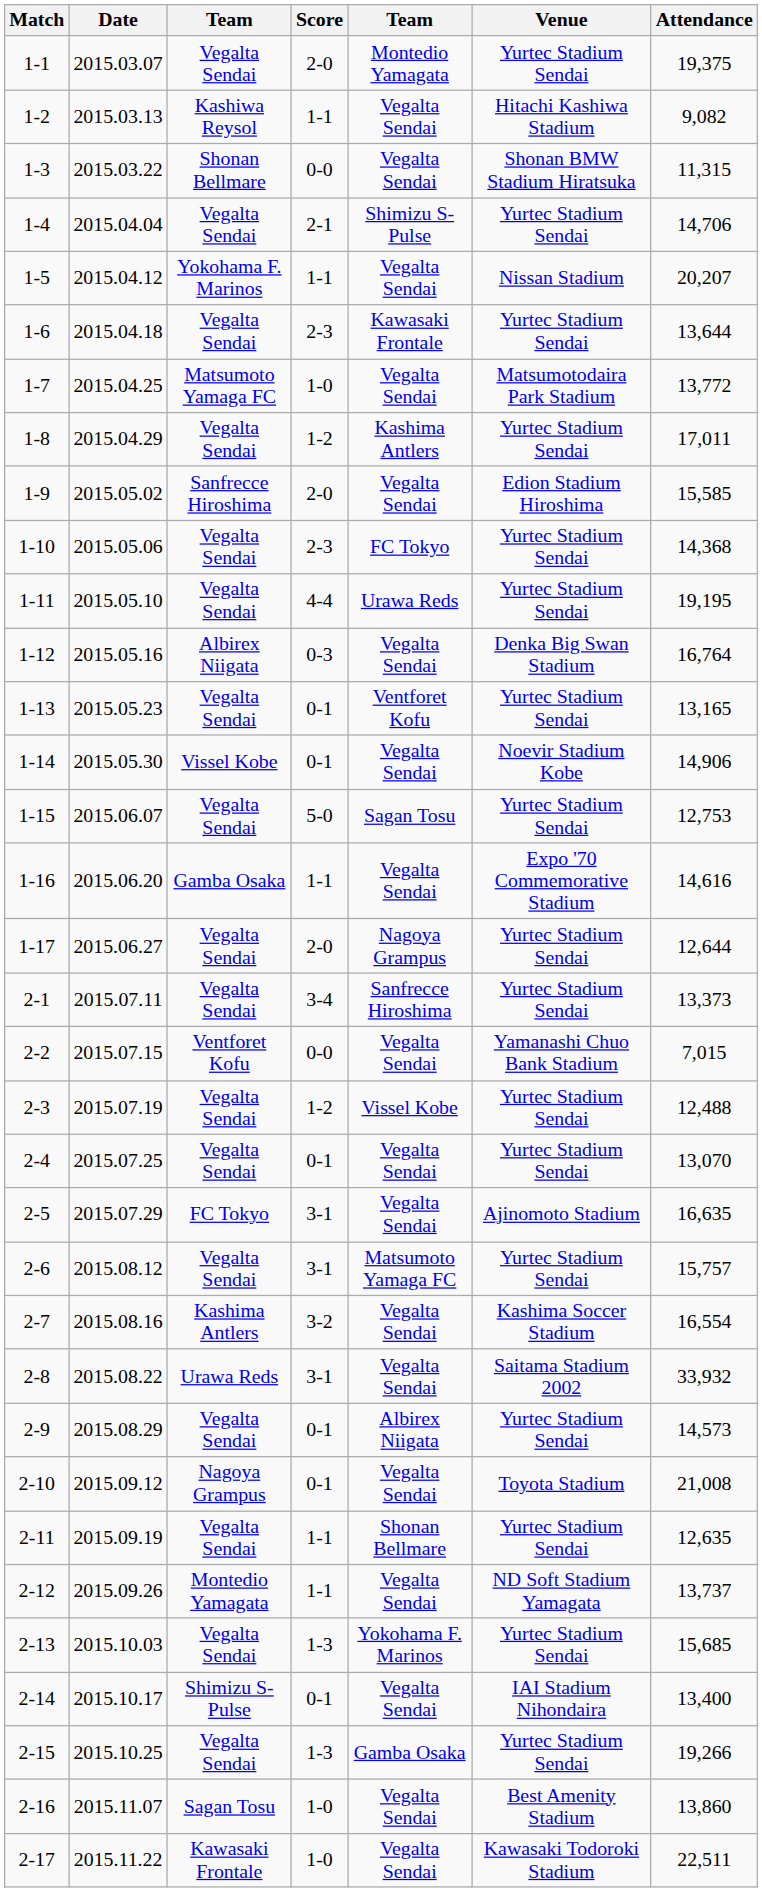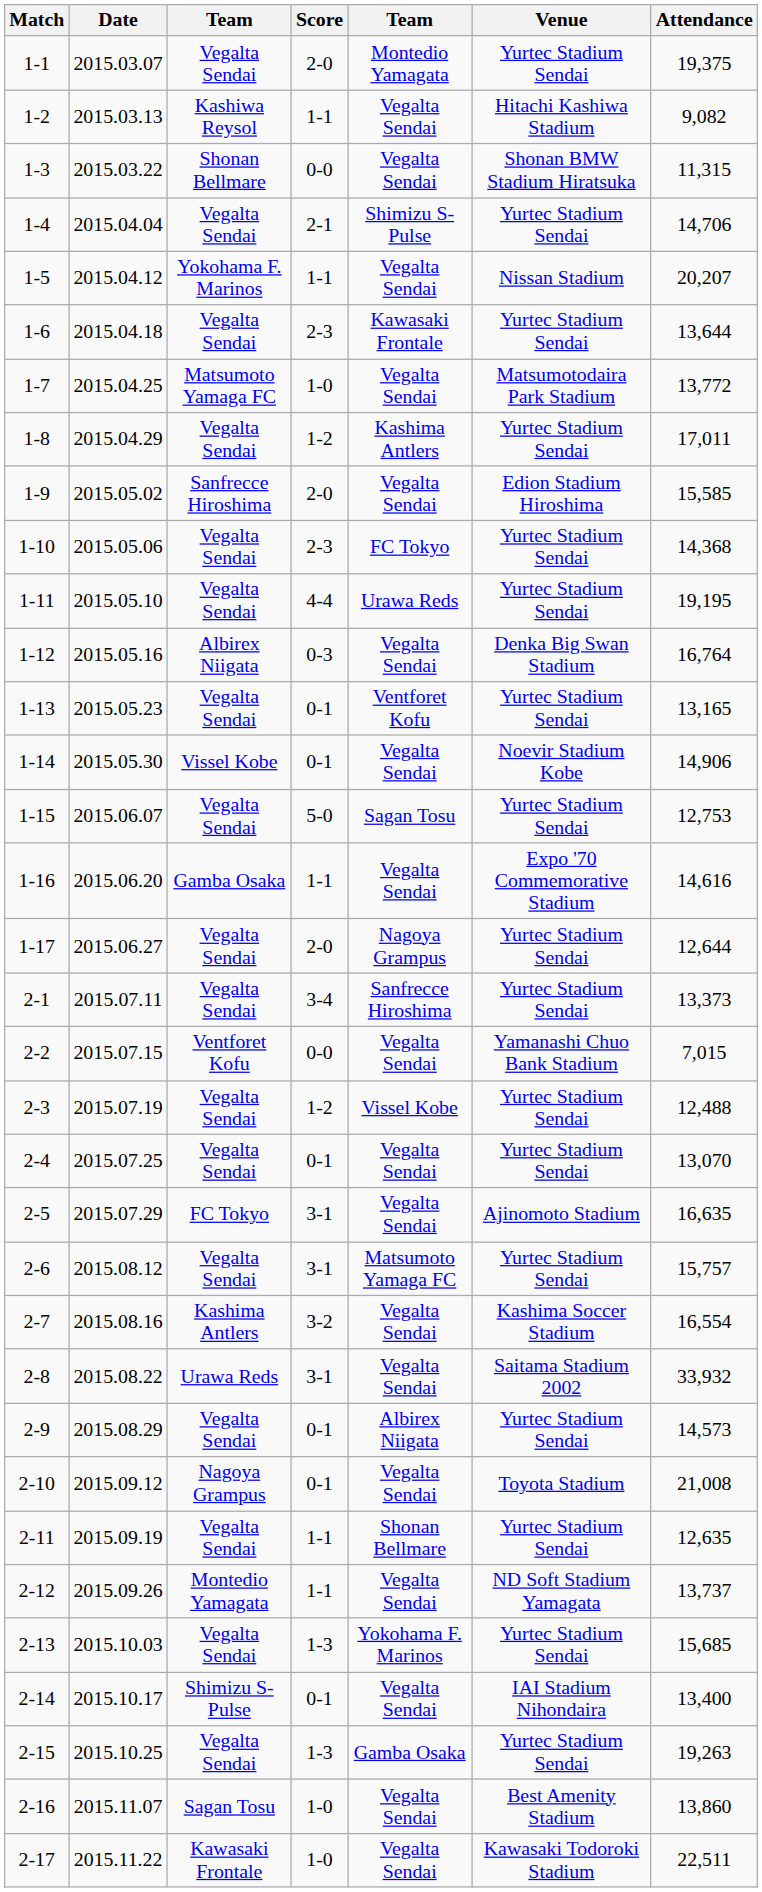(714, 1751) 19,266 -> (714, 1751) 19,263
